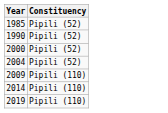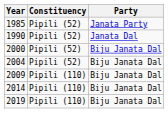+ column: (126, 11)
